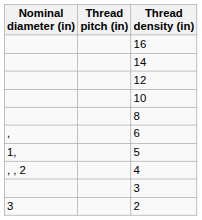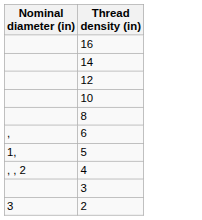- column: (104, 19)
